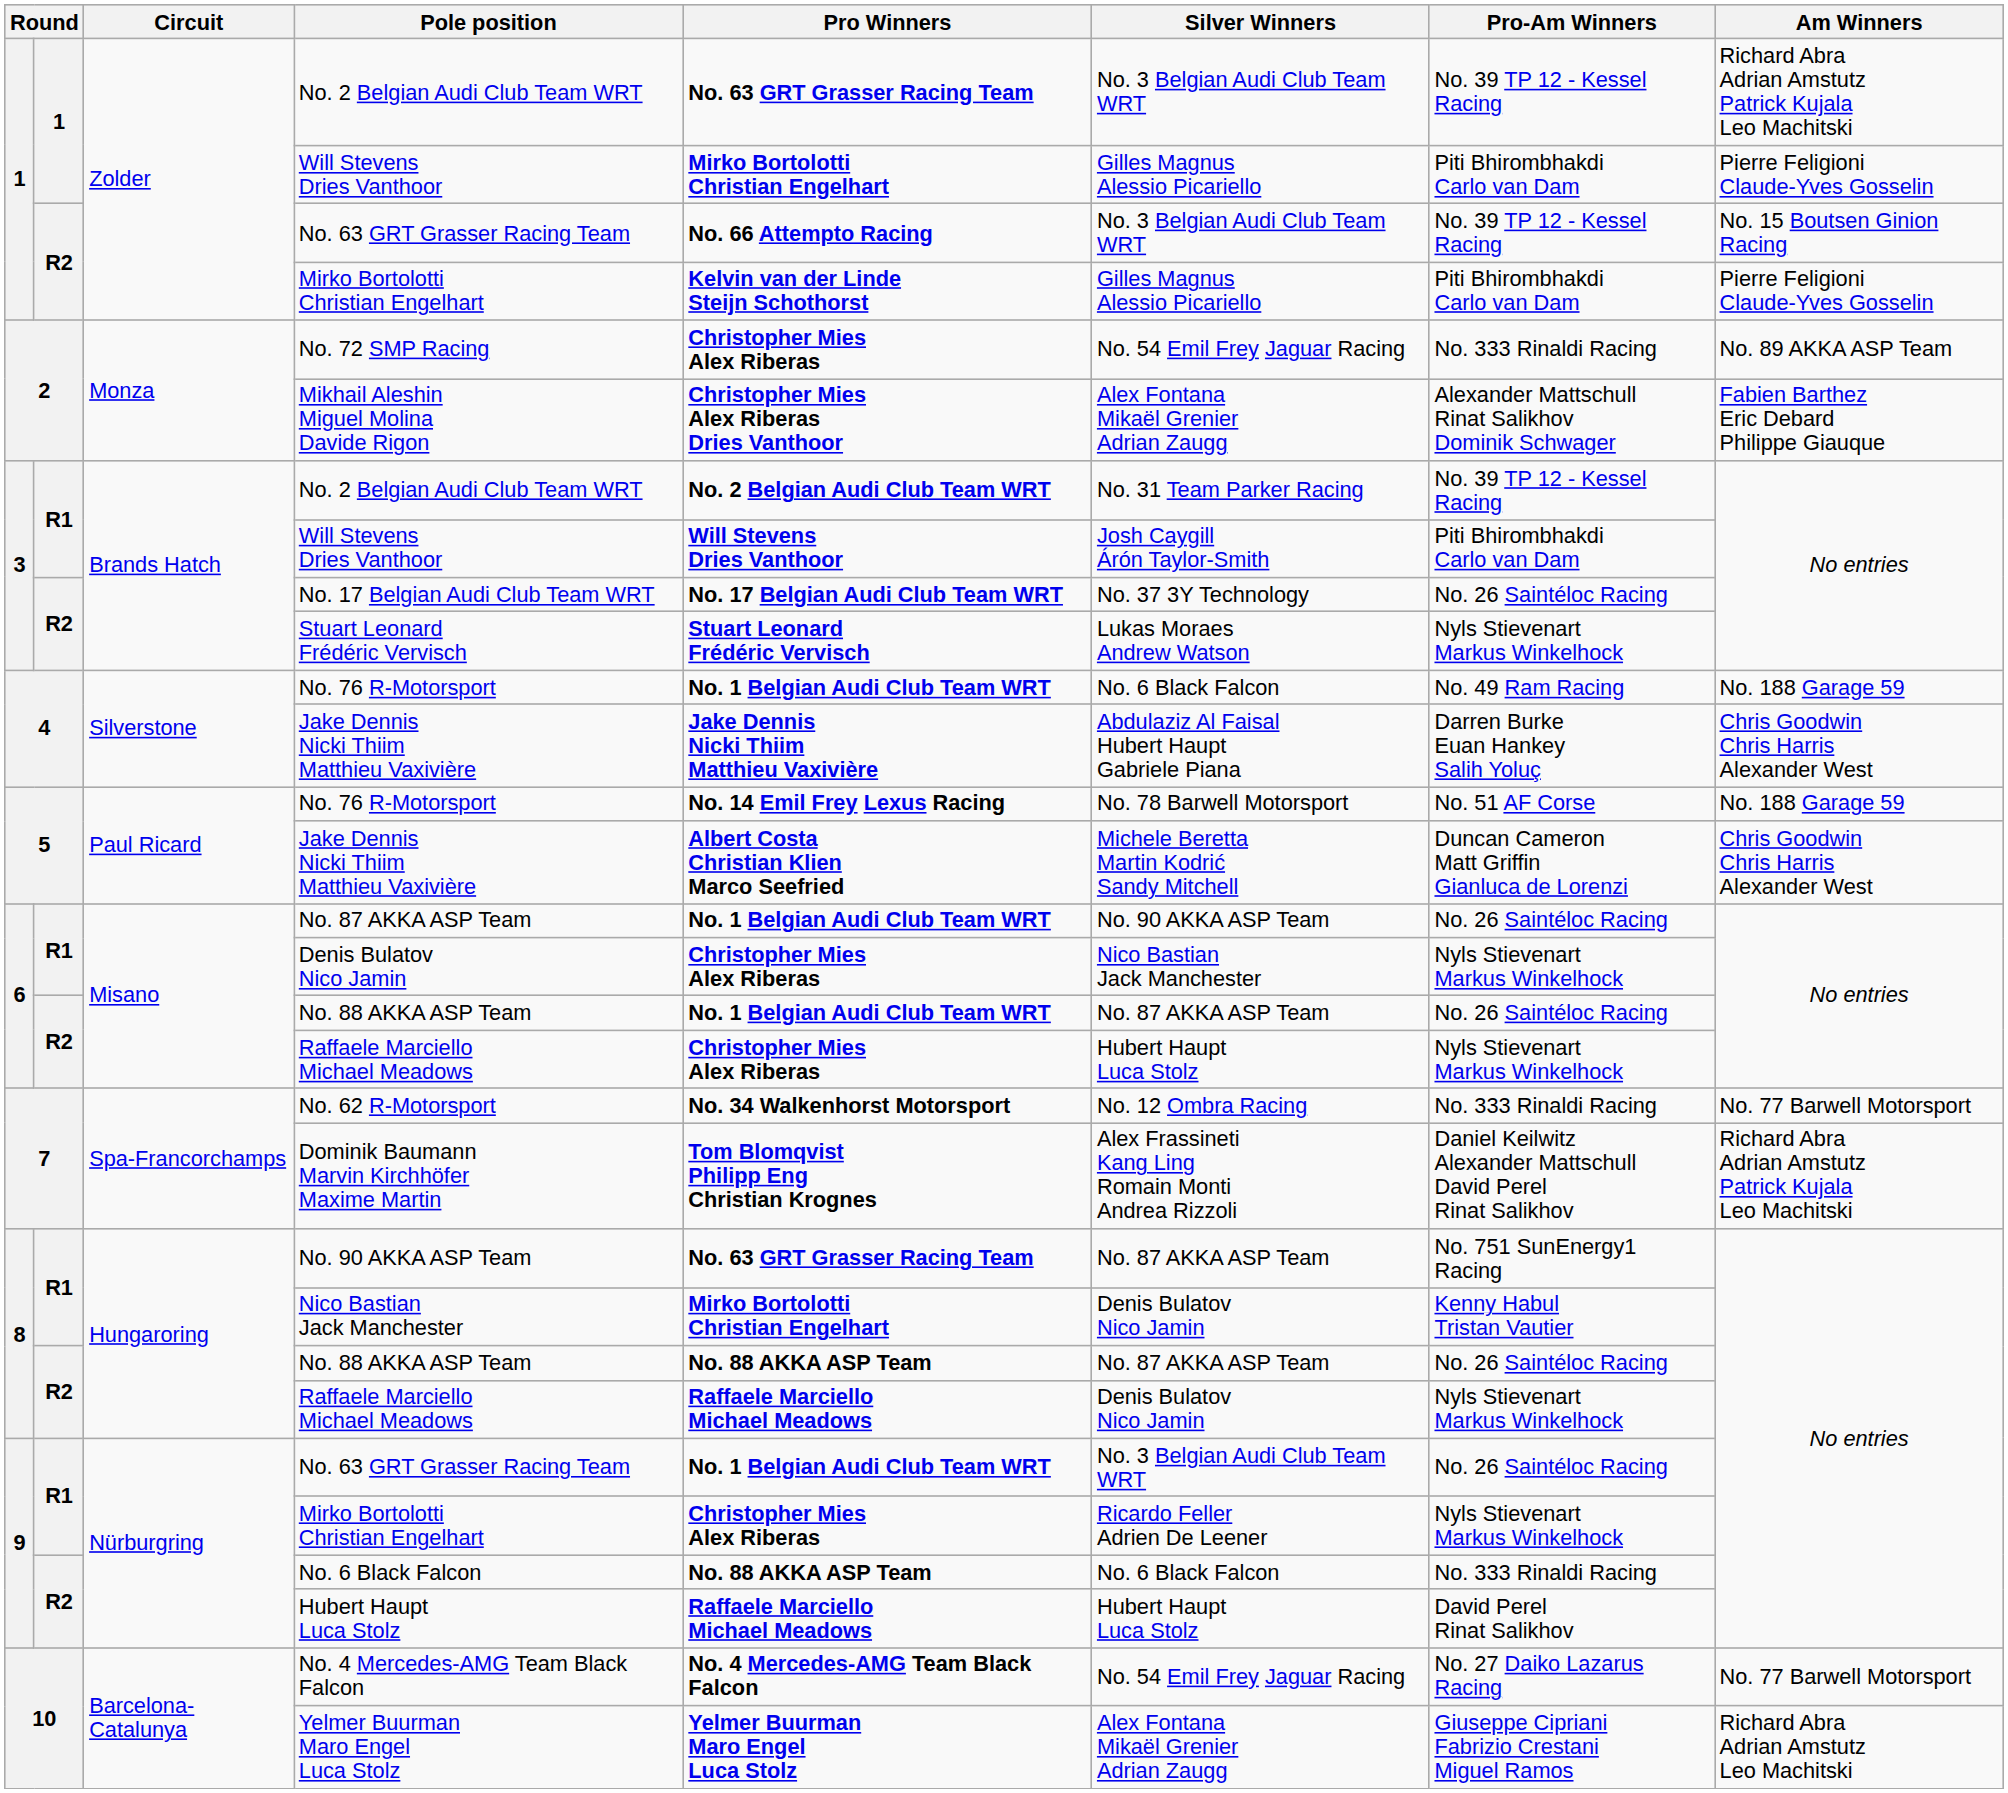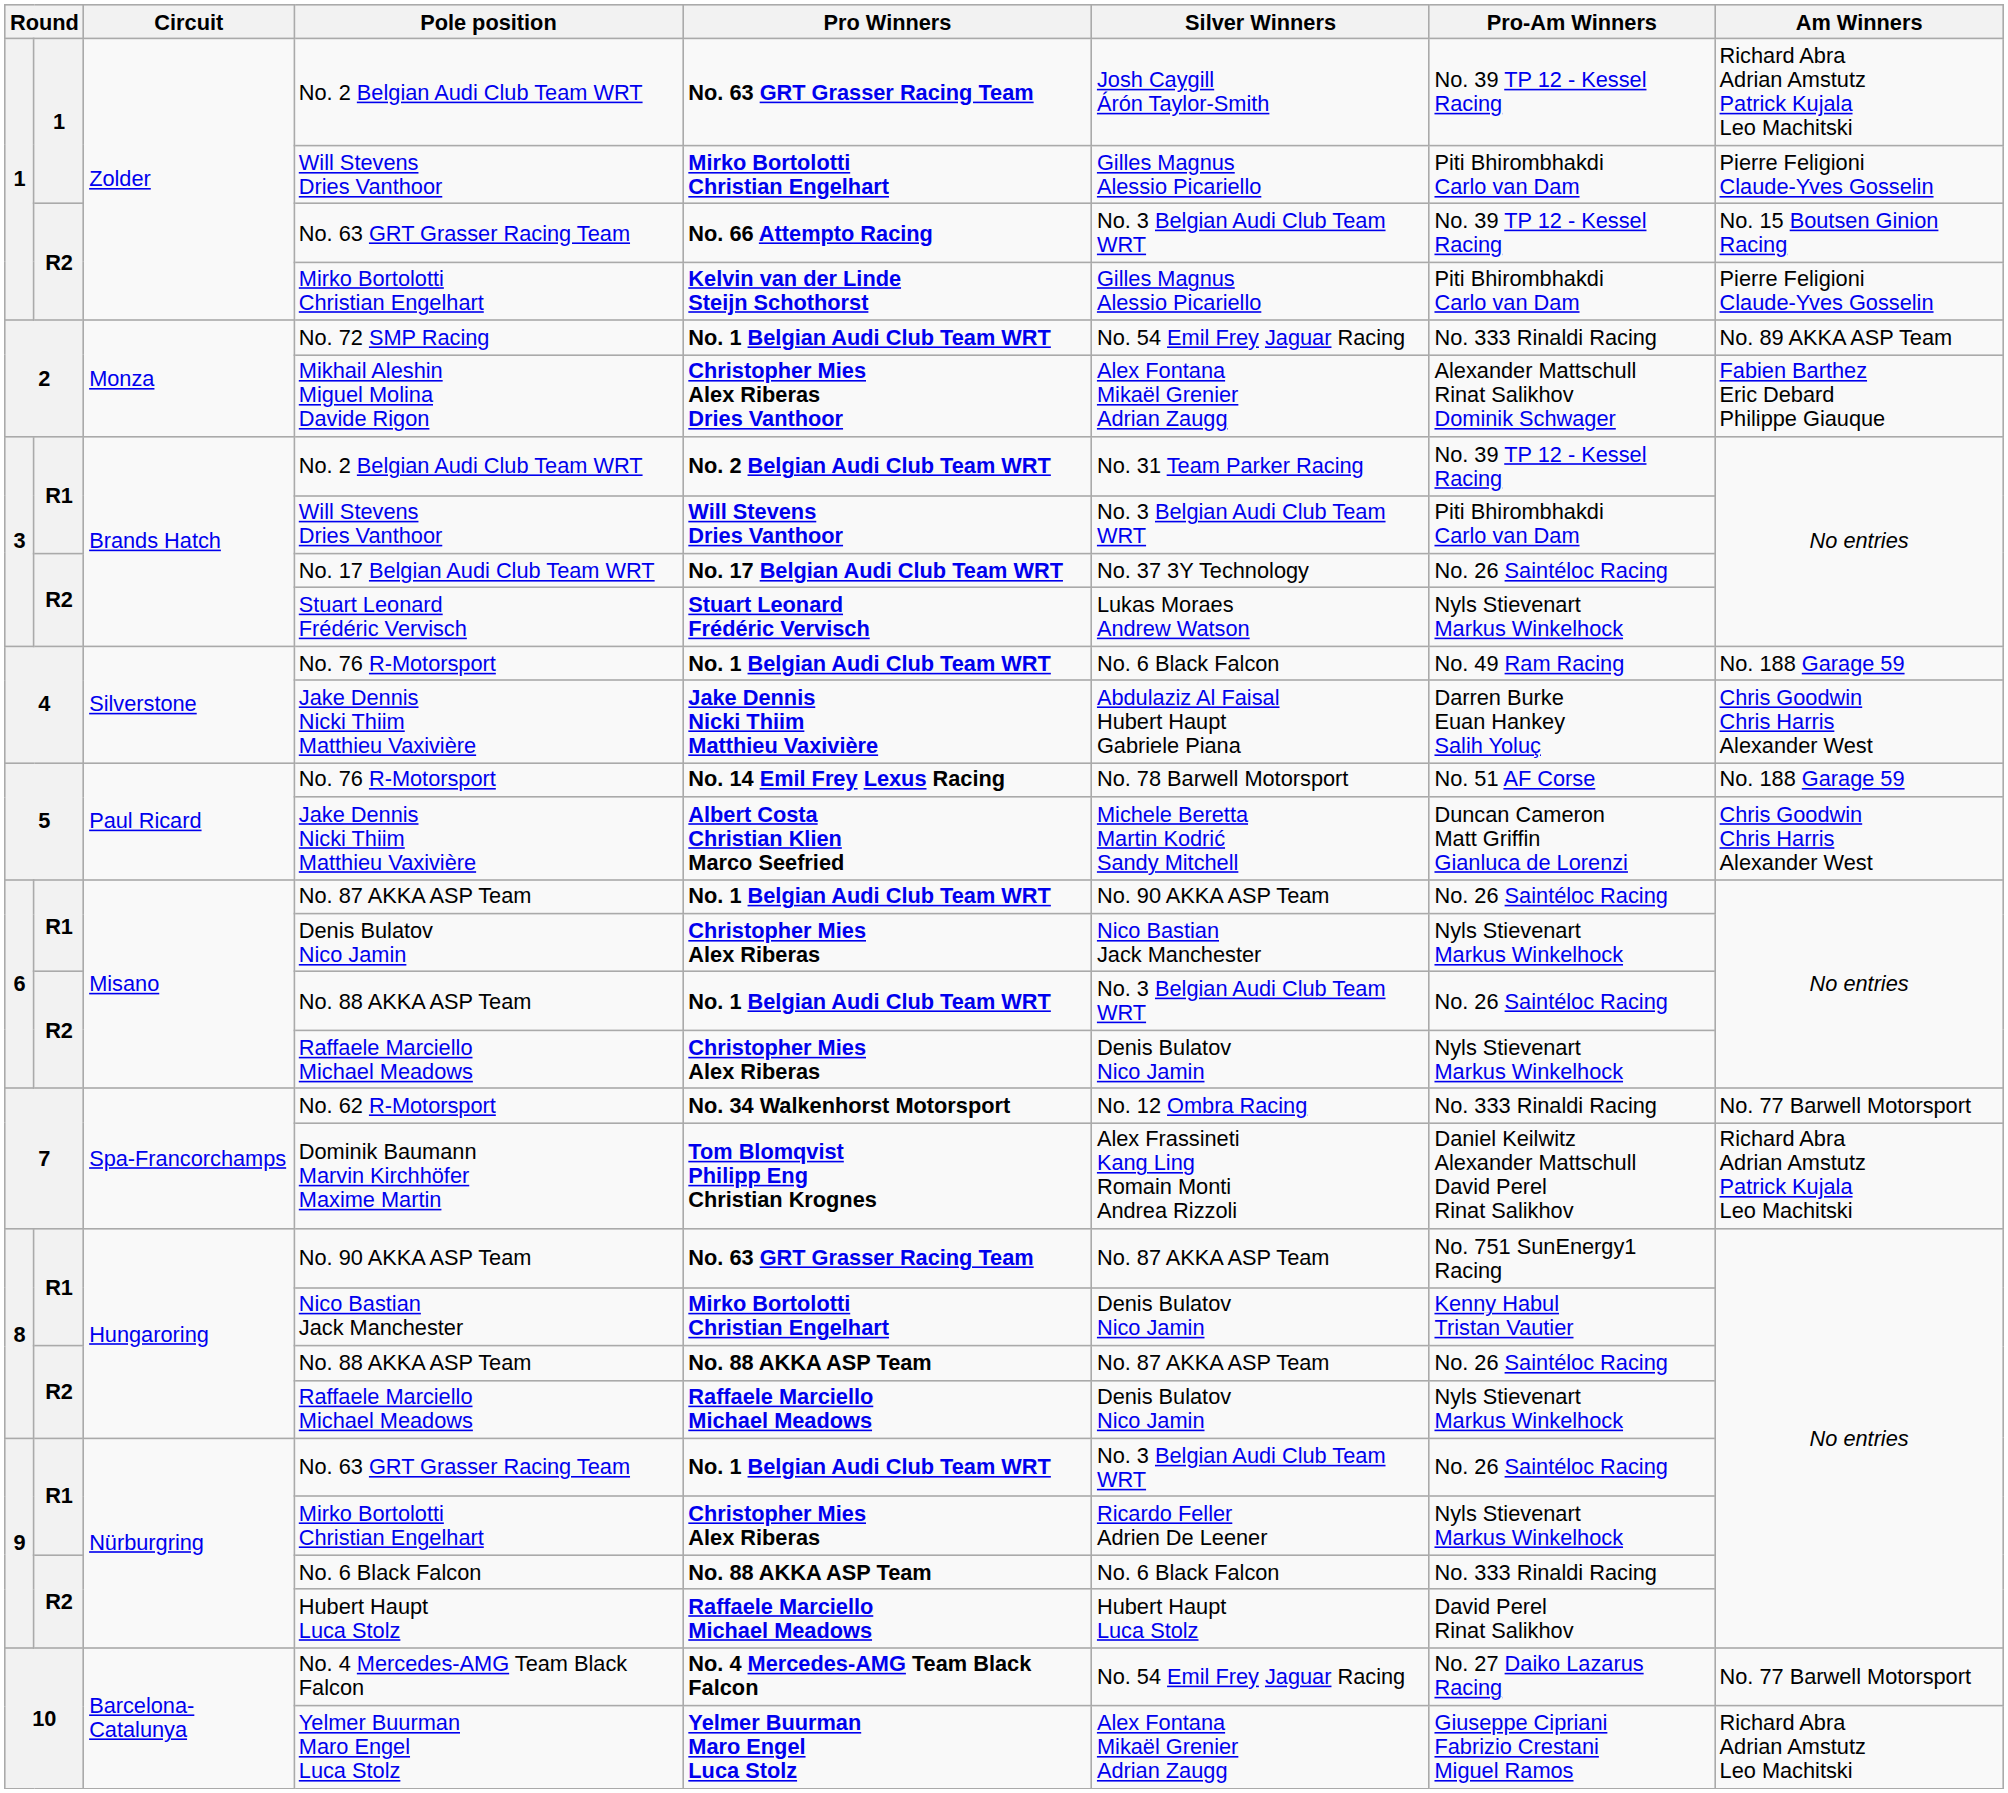(1241, 92) No. 3 Belgian Audi Club Team WRT -> (1183, 92) Josh Caygill Árón Taylor-Smith
(777, 349) Christopher Mies Alex Riberas -> (870, 337) No. 1 Belgian Audi Club Team WRT
(1183, 548) Josh Caygill Árón Taylor-Smith -> (1241, 524) No. 3 Belgian Audi Club Team WRT
(1213, 1013) No. 87 AKKA ASP Team -> (1241, 1001) No. 3 Belgian Audi Club Team WRT
(1162, 1059) Hubert Haupt Luca Stolz -> (1164, 1059) Denis Bulatov Nico Jamin
